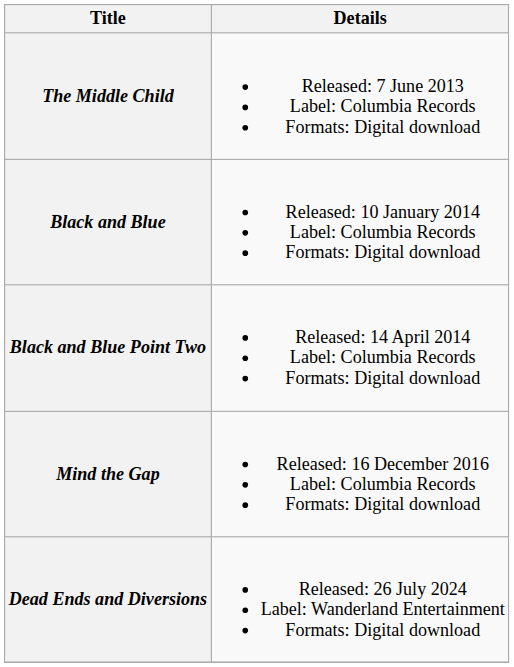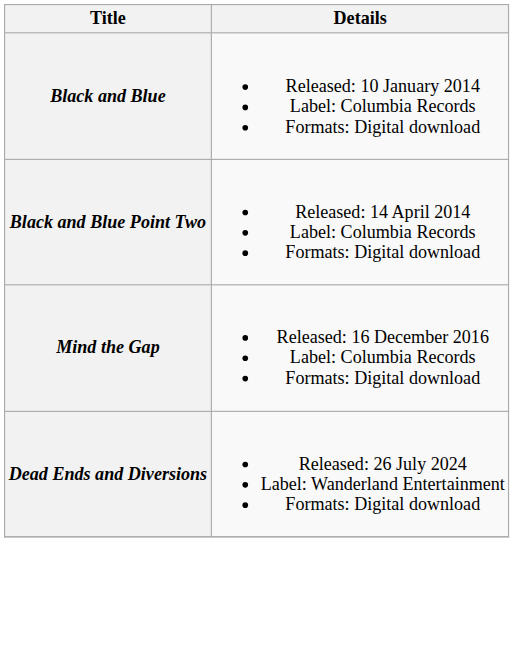- row: (108, 96)
